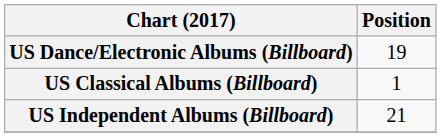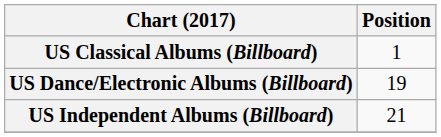rows swapped: (181, 83) <-> (181, 52)
